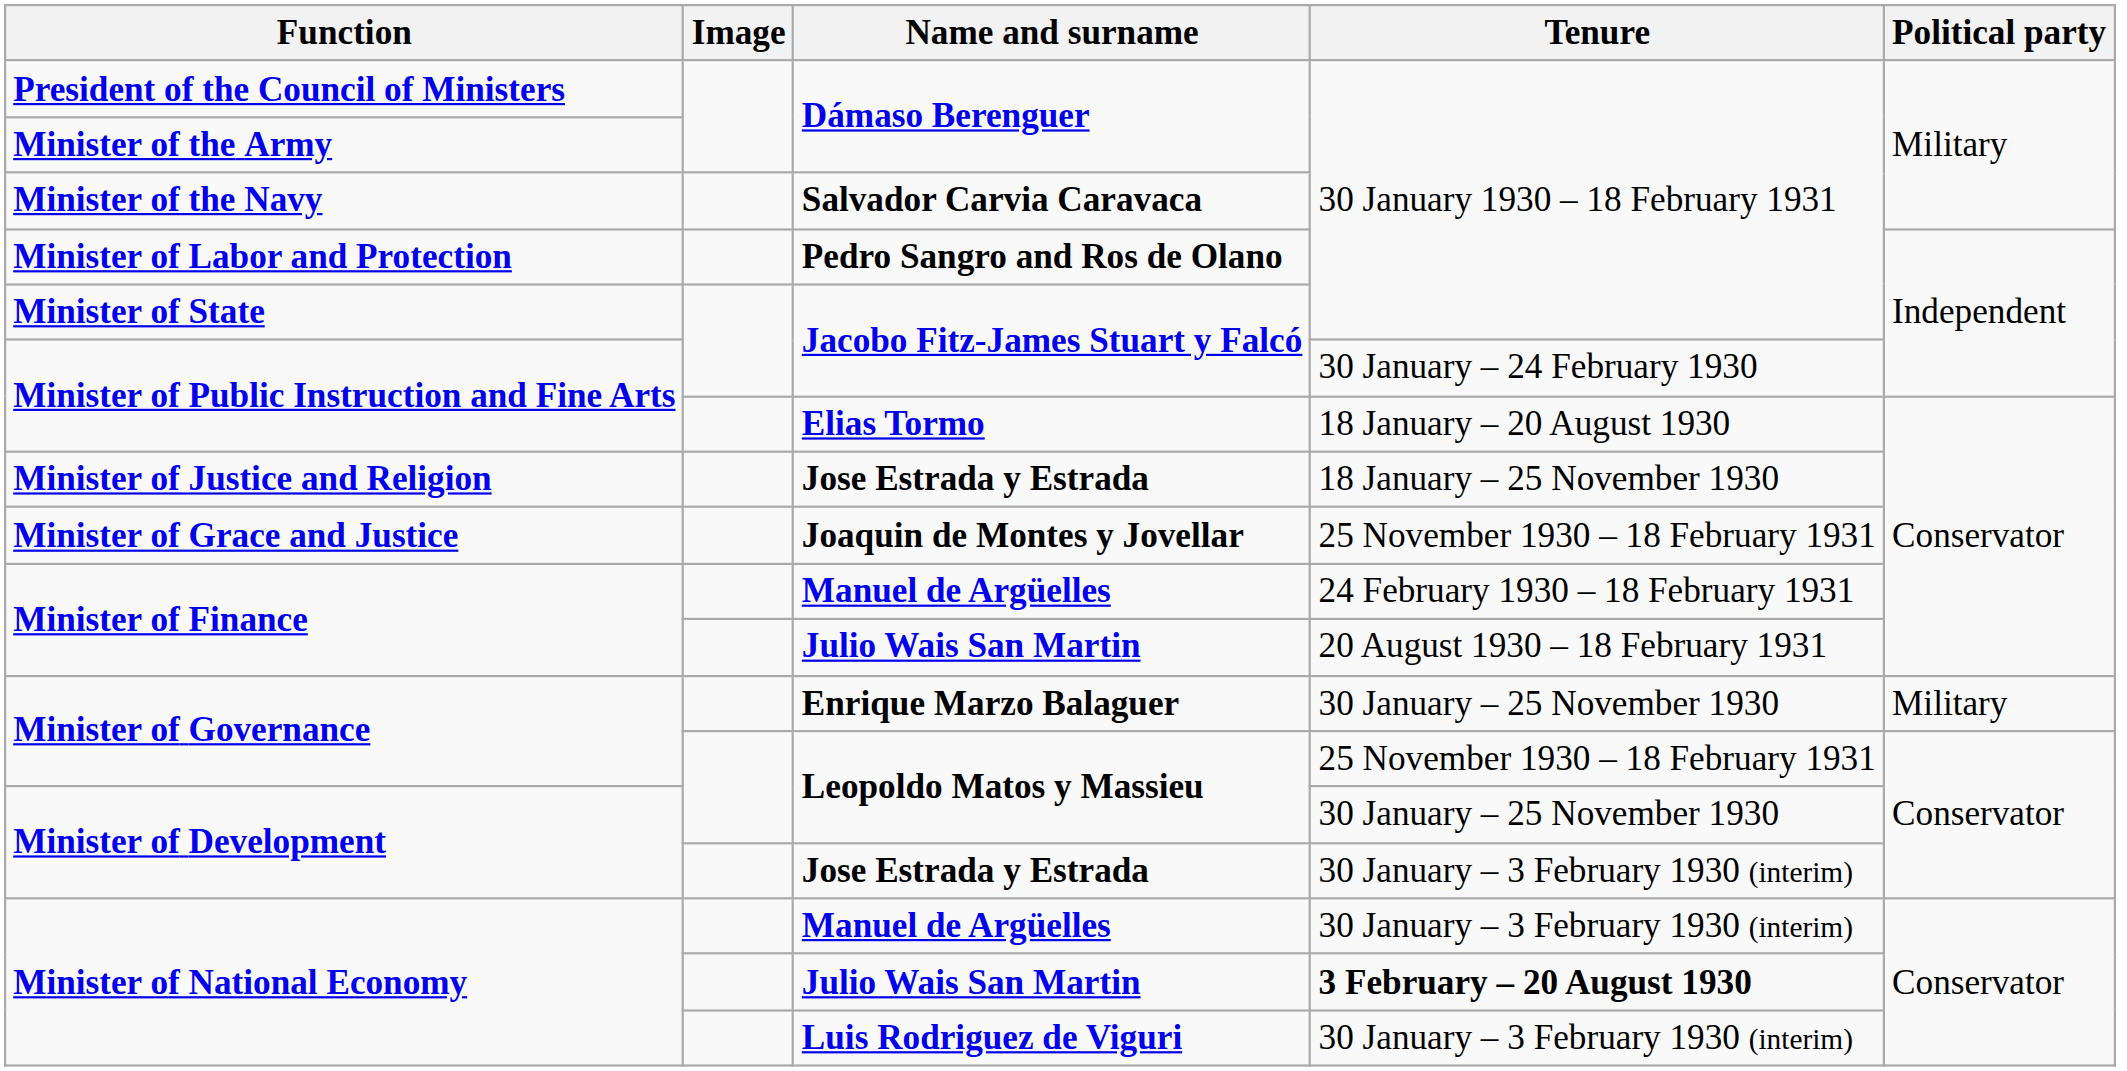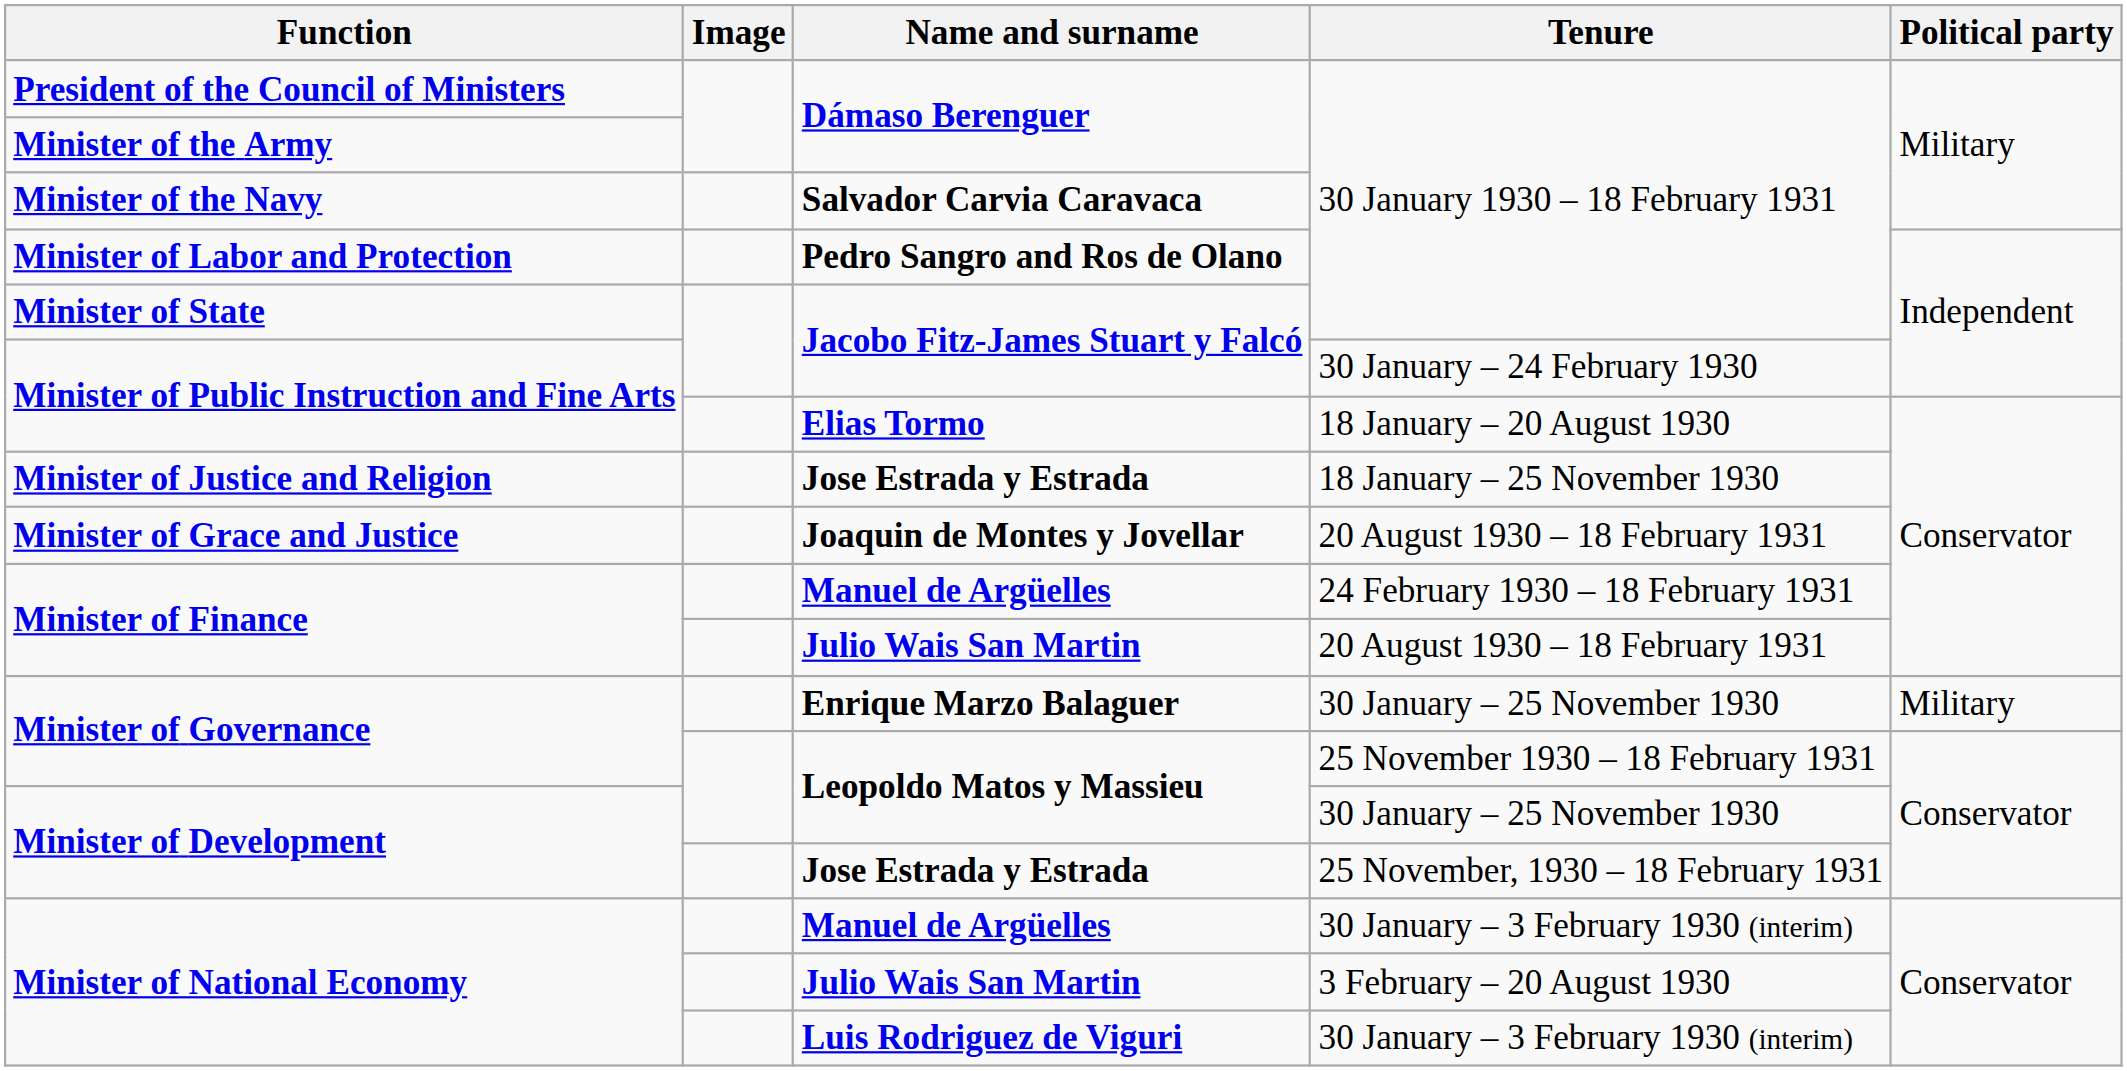(1597, 534) 25 November 1930 – 18 February 1931 -> (1573, 534) 20 August 1930 – 18 February 1931
(1586, 869) 30 January – 3 February 1930 (interim) -> (1601, 869) 25 November, 1930 – 18 February 1931
(1535, 981) bold -> (1524, 981) normal
